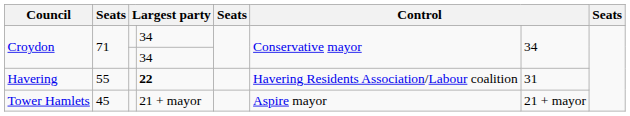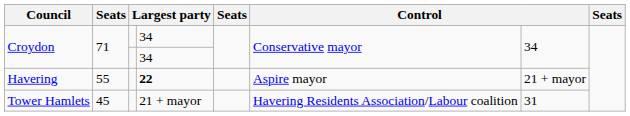(385, 79) Havering Residents Association/Labour coalition -> (290, 79) Aspire mayor
(531, 79) 31 -> (555, 79) 21 + mayor
(290, 100) Aspire mayor -> (385, 100) Havering Residents Association/Labour coalition
(555, 100) 21 + mayor -> (531, 100) 31
